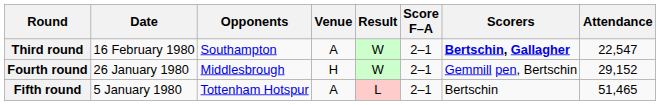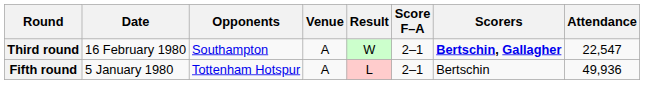- row: (48, 69)
(618, 89) 51,465 -> (602, 69) 49,936
